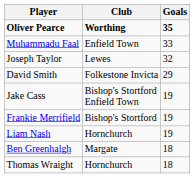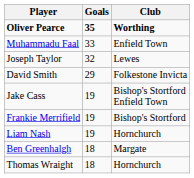columns swapped: (121, 12) <-> (175, 12)
